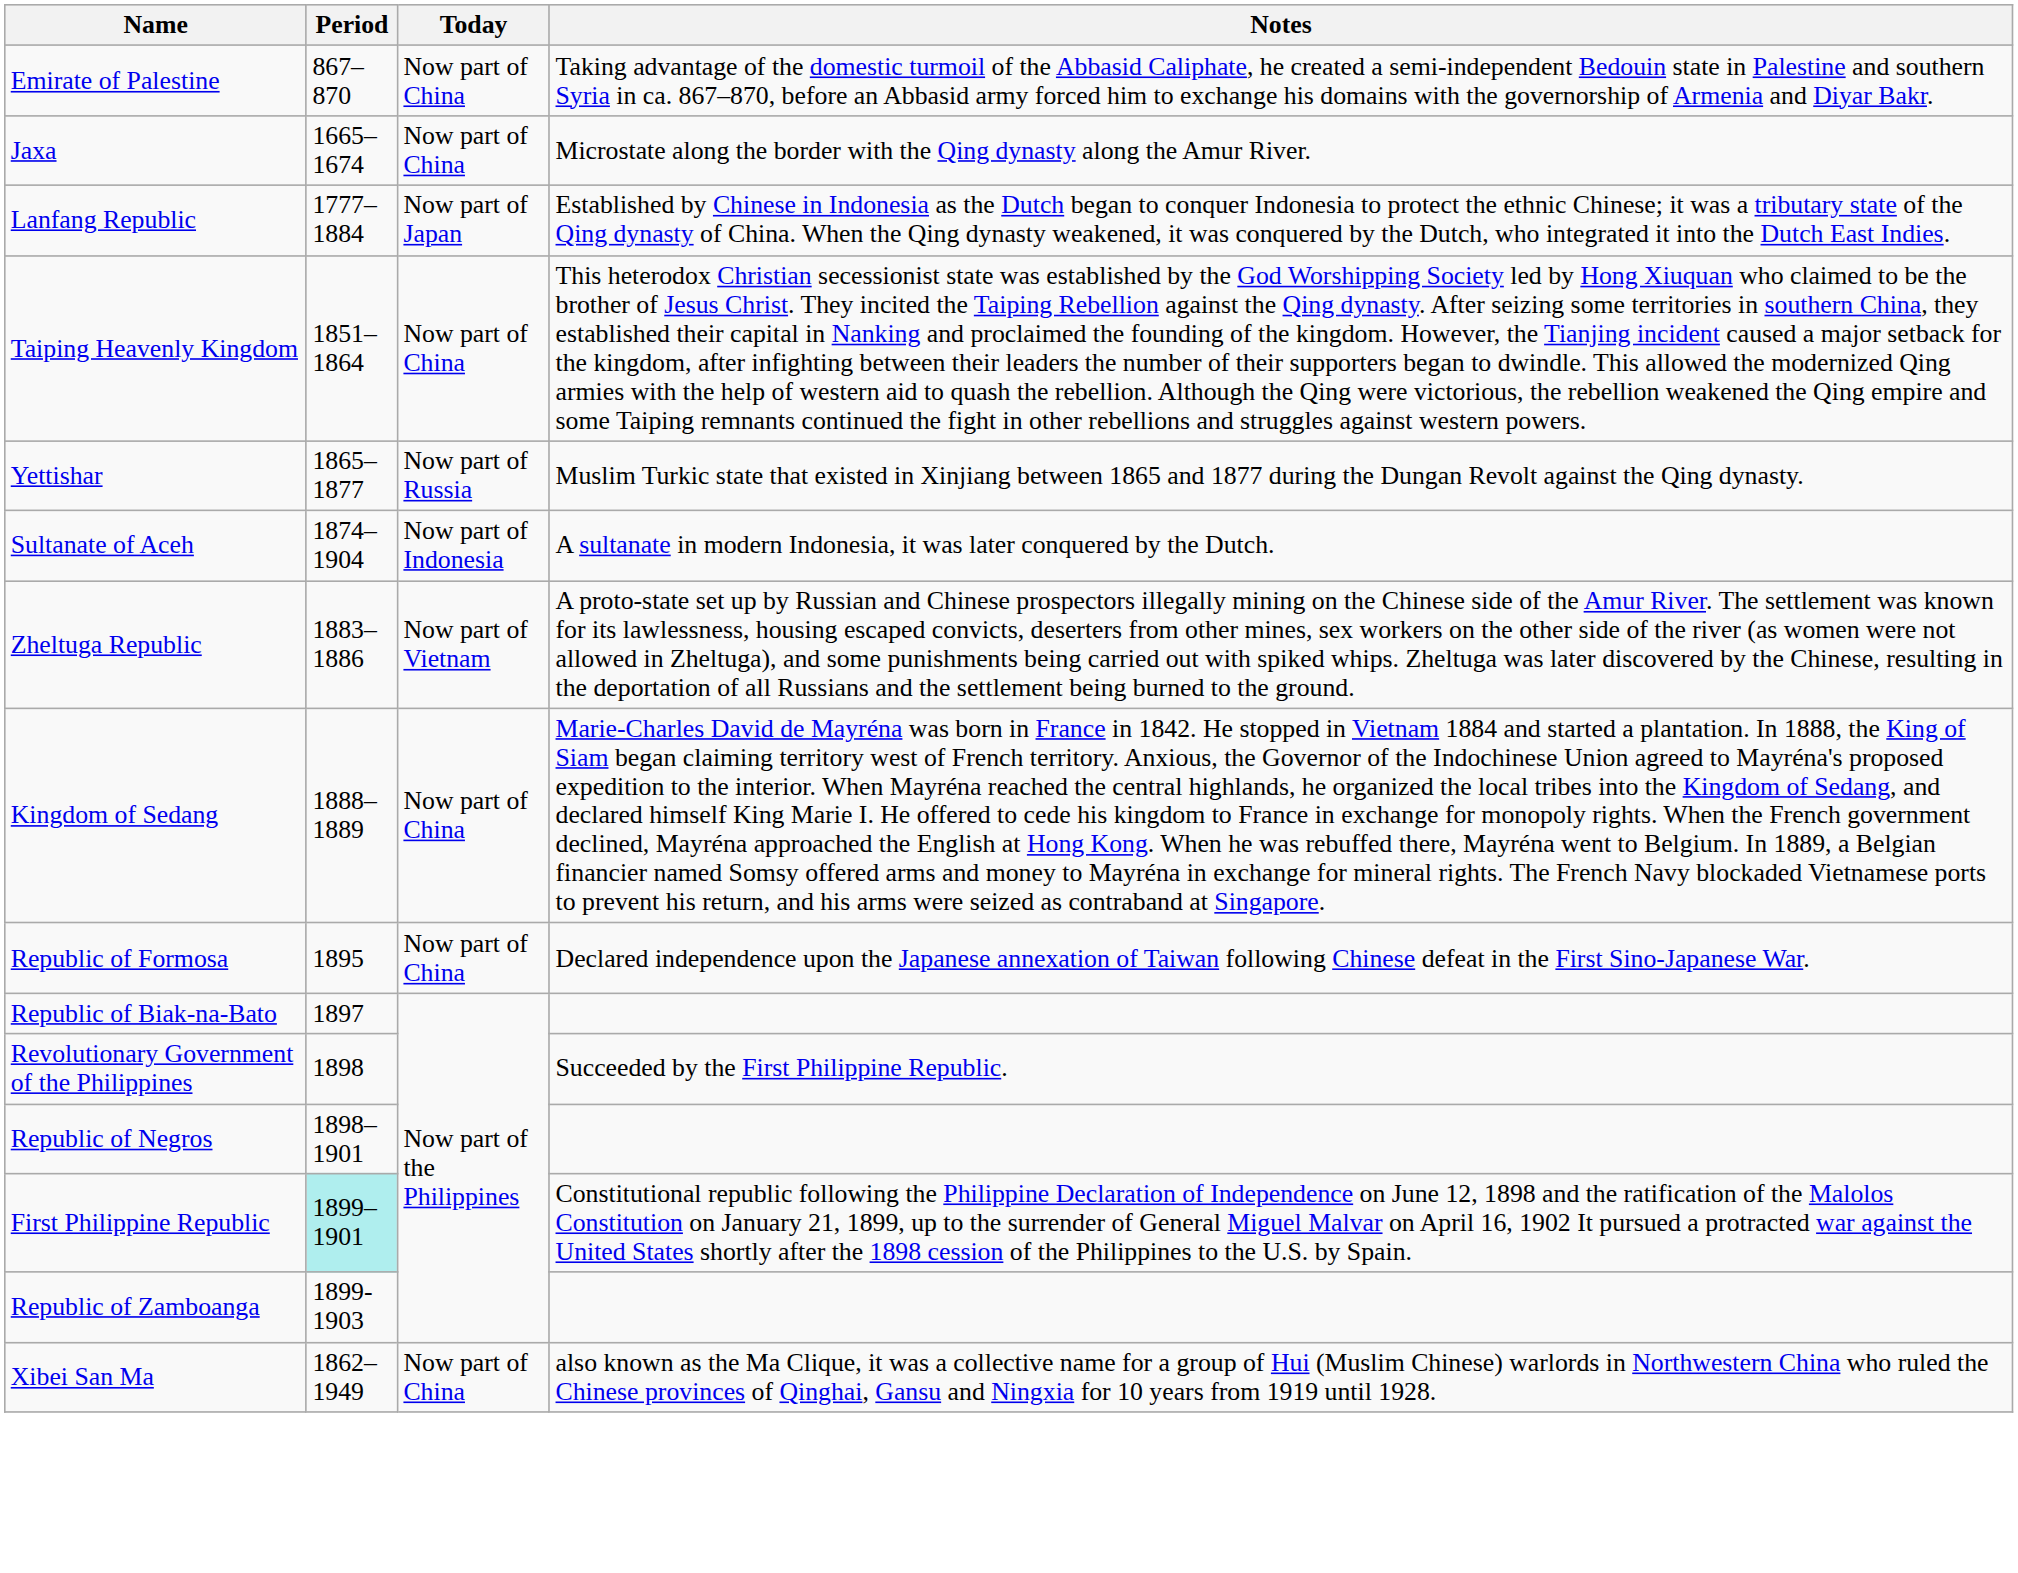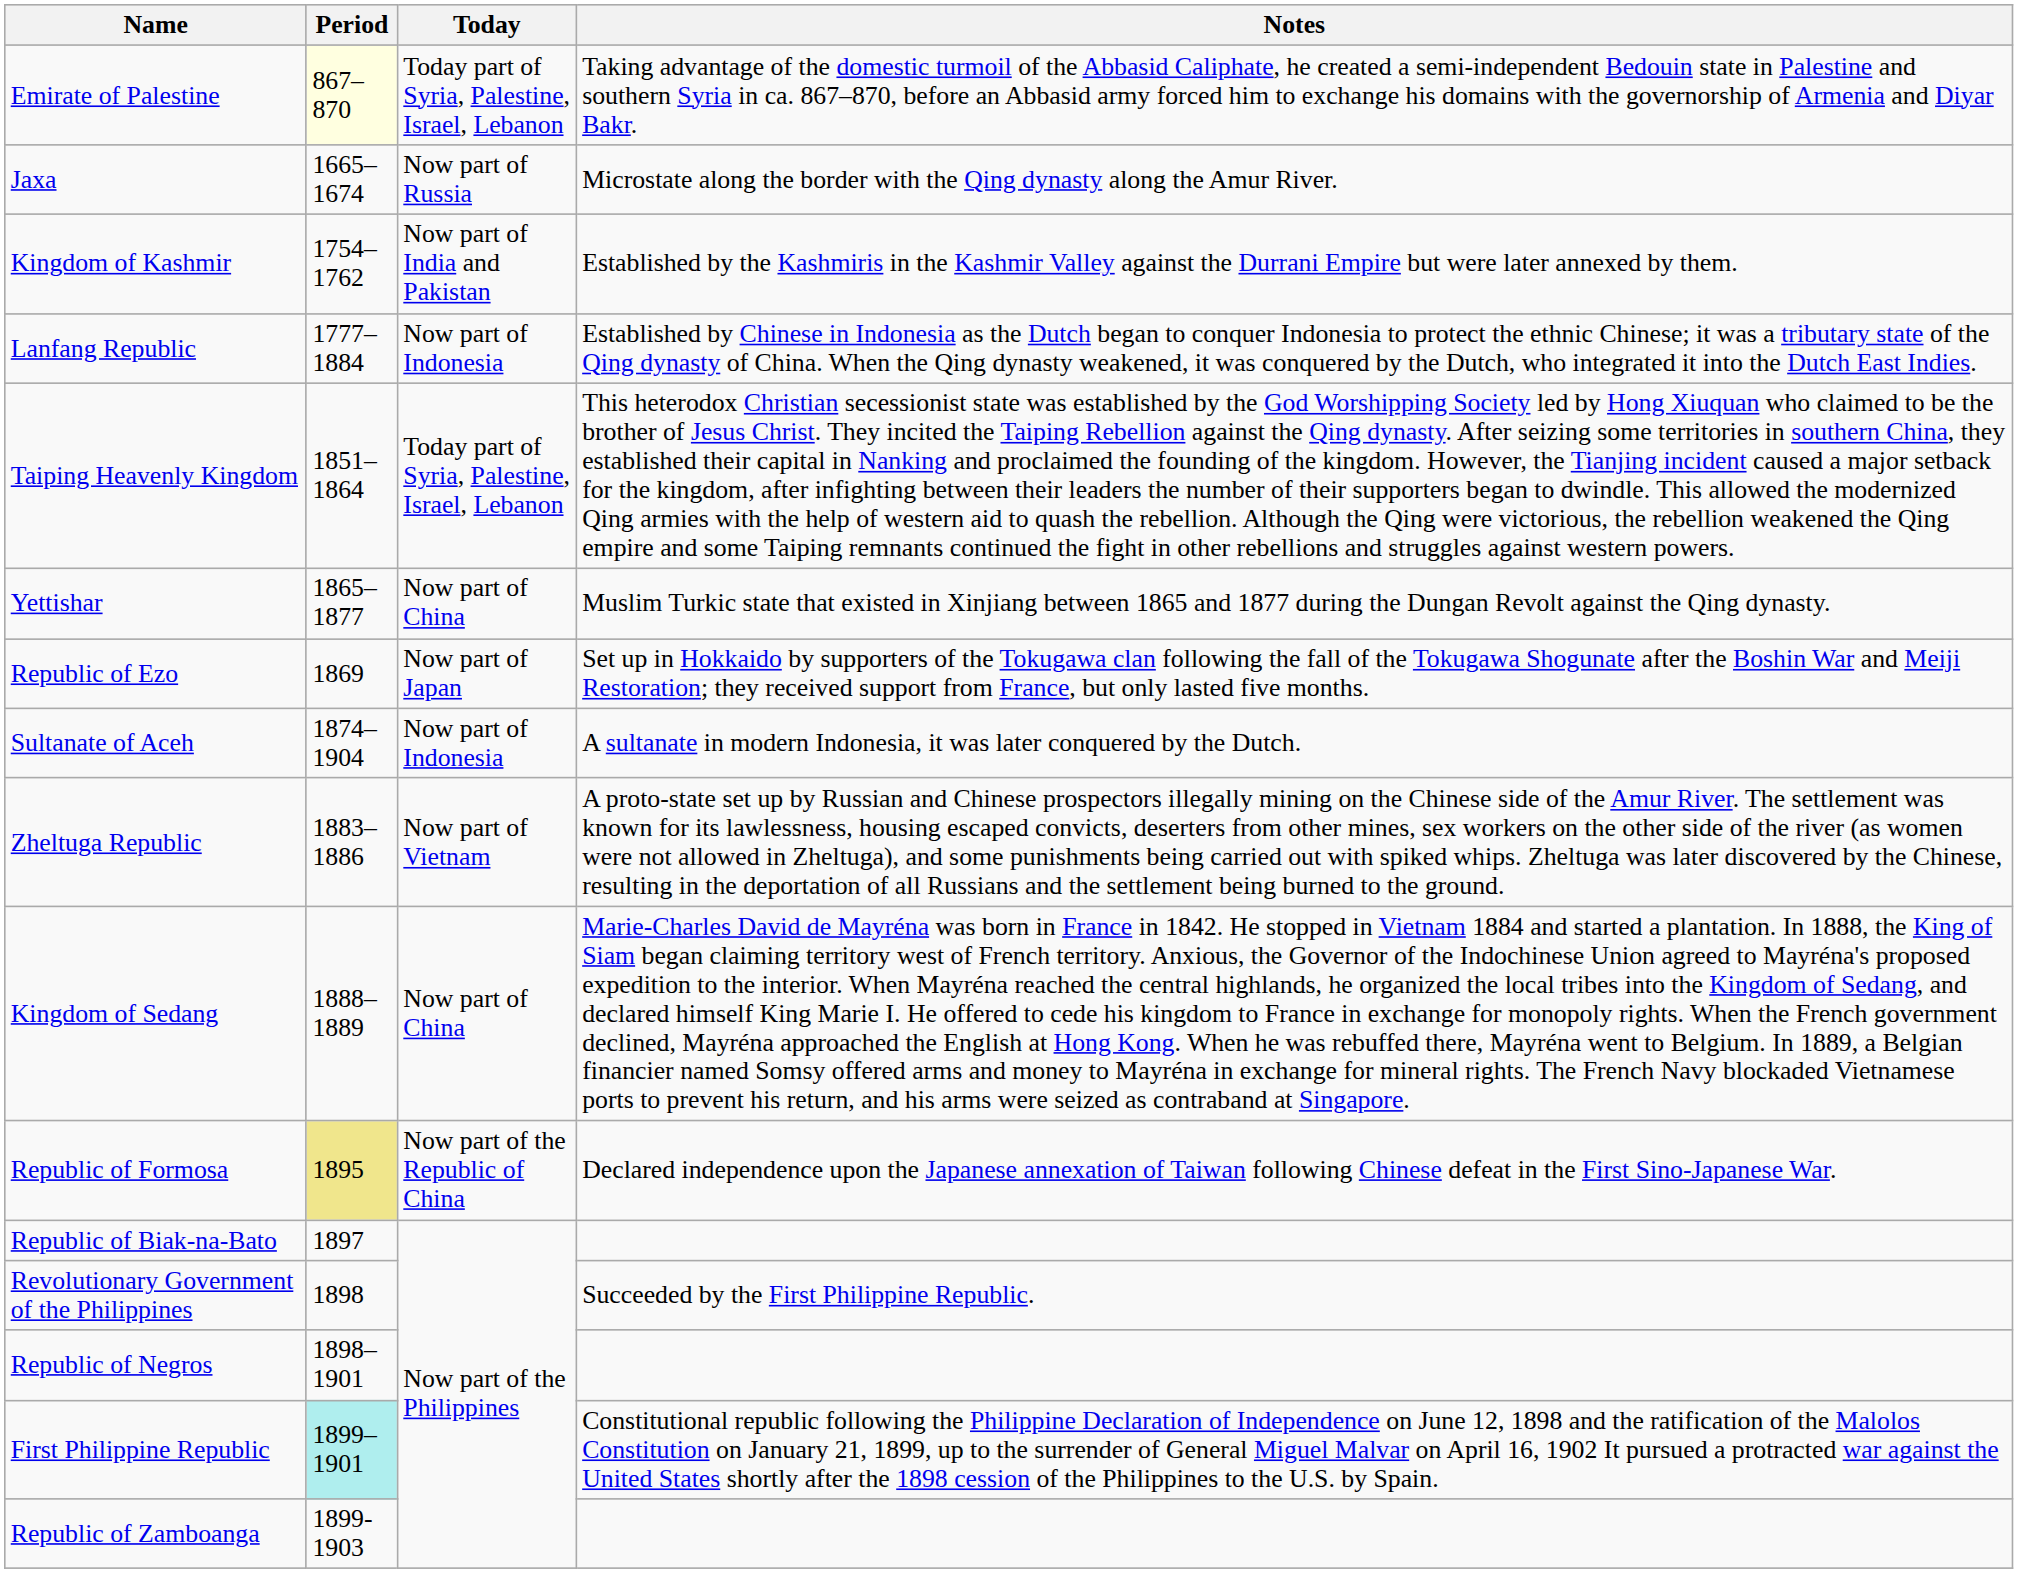(338, 80) no background -> (338, 94) lightyellow background
(466, 80) Now part of China -> (487, 94) Today part of Syria, Palestine, Israel, Lebanon
(466, 150) Now part of China -> (466, 179) Now part of Russia
+ row: (121, 263)
(466, 219) Now part of Japan -> (466, 347) Now part of Indonesia
(466, 347) Now part of China -> (487, 475) Today part of Syria, Palestine, Israel, Lebanon
(466, 475) Now part of Russia -> (466, 603) Now part of China
+ row: (94, 673)
(338, 957) no background -> (338, 1169) khaki background
(466, 957) Now part of China -> (484, 1169) Now part of the Republic of China
- row: (82, 1376)
